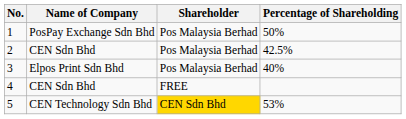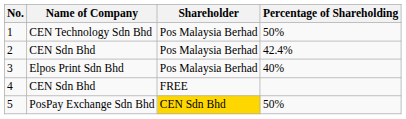(92, 31) PosPay Exchange Sdn Bhd -> (91, 31) CEN Technology Sdn Bhd
(278, 50) 42.5% -> (278, 50) 42.4%
(91, 104) CEN Technology Sdn Bhd -> (92, 104) PosPay Exchange Sdn Bhd
(273, 104) 53% -> (273, 104) 50%
